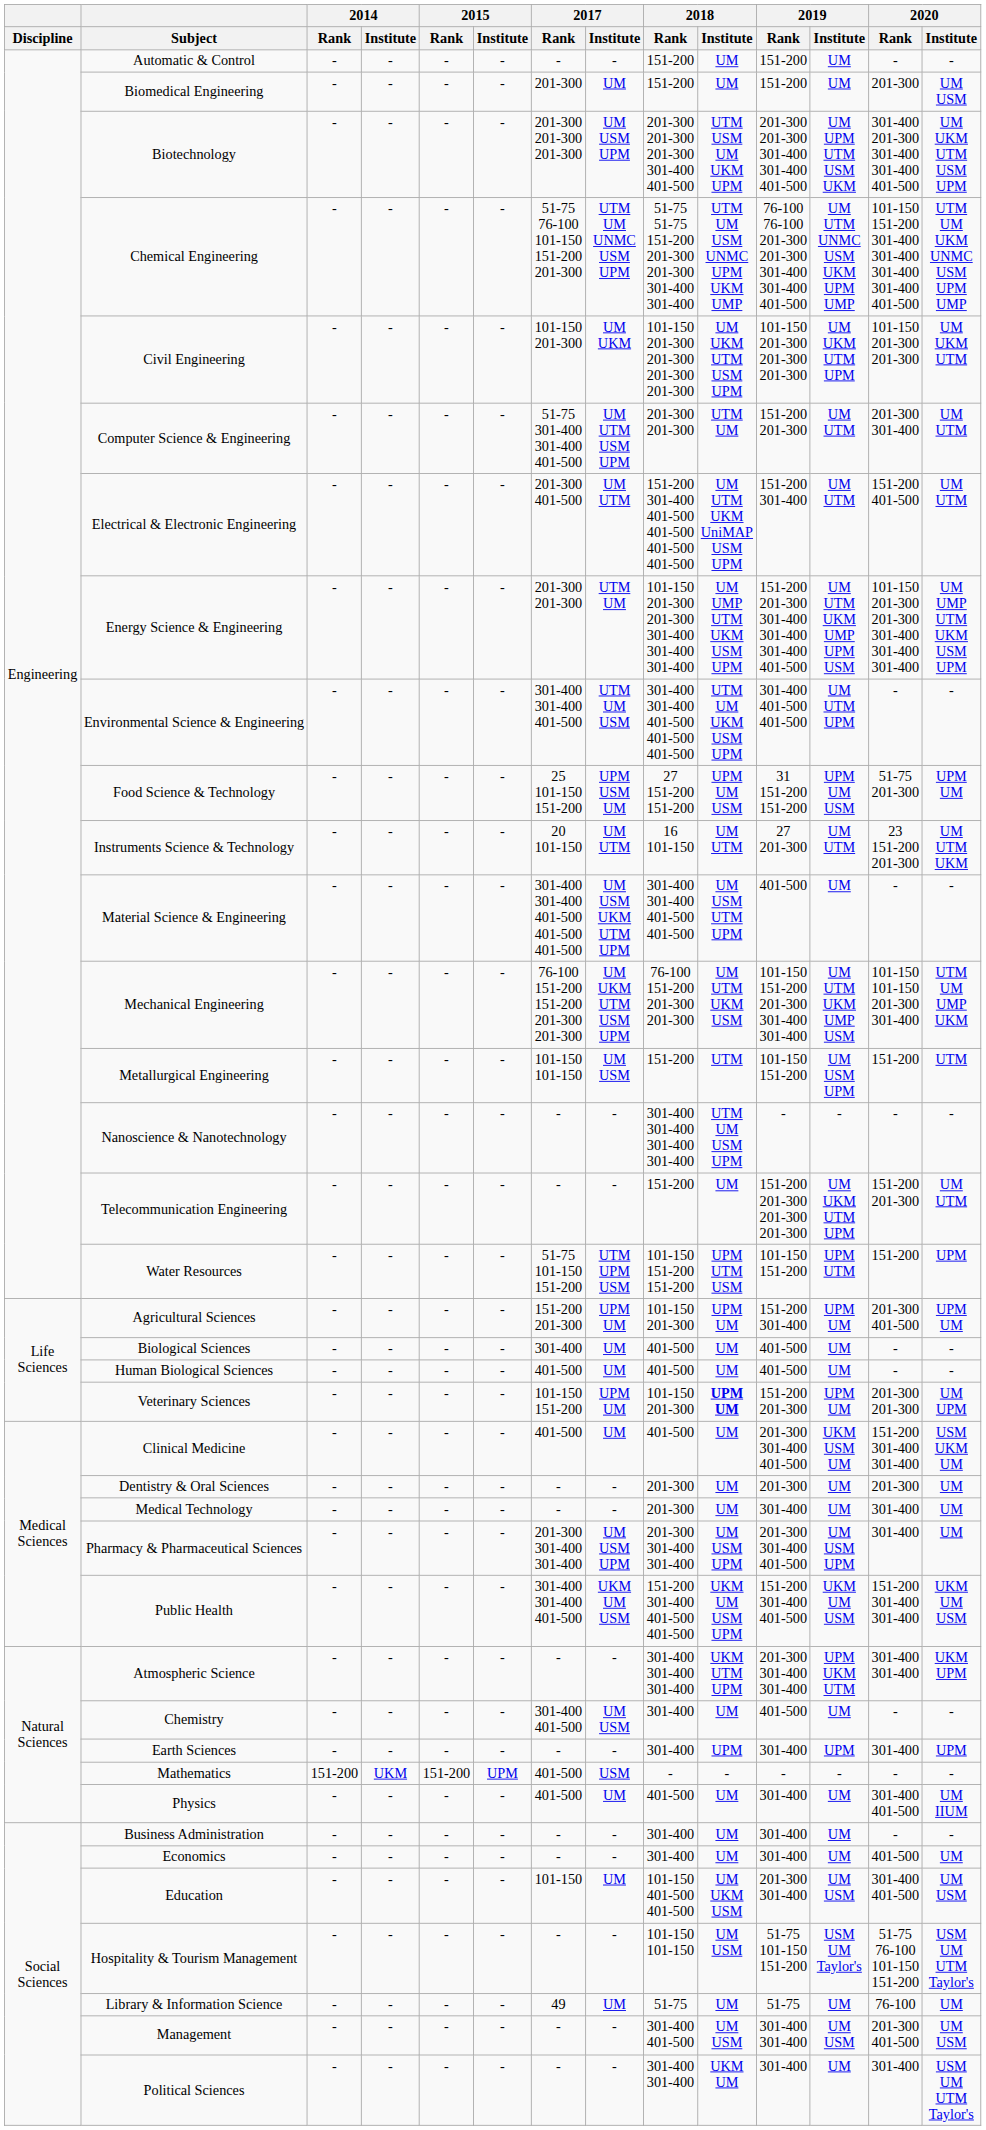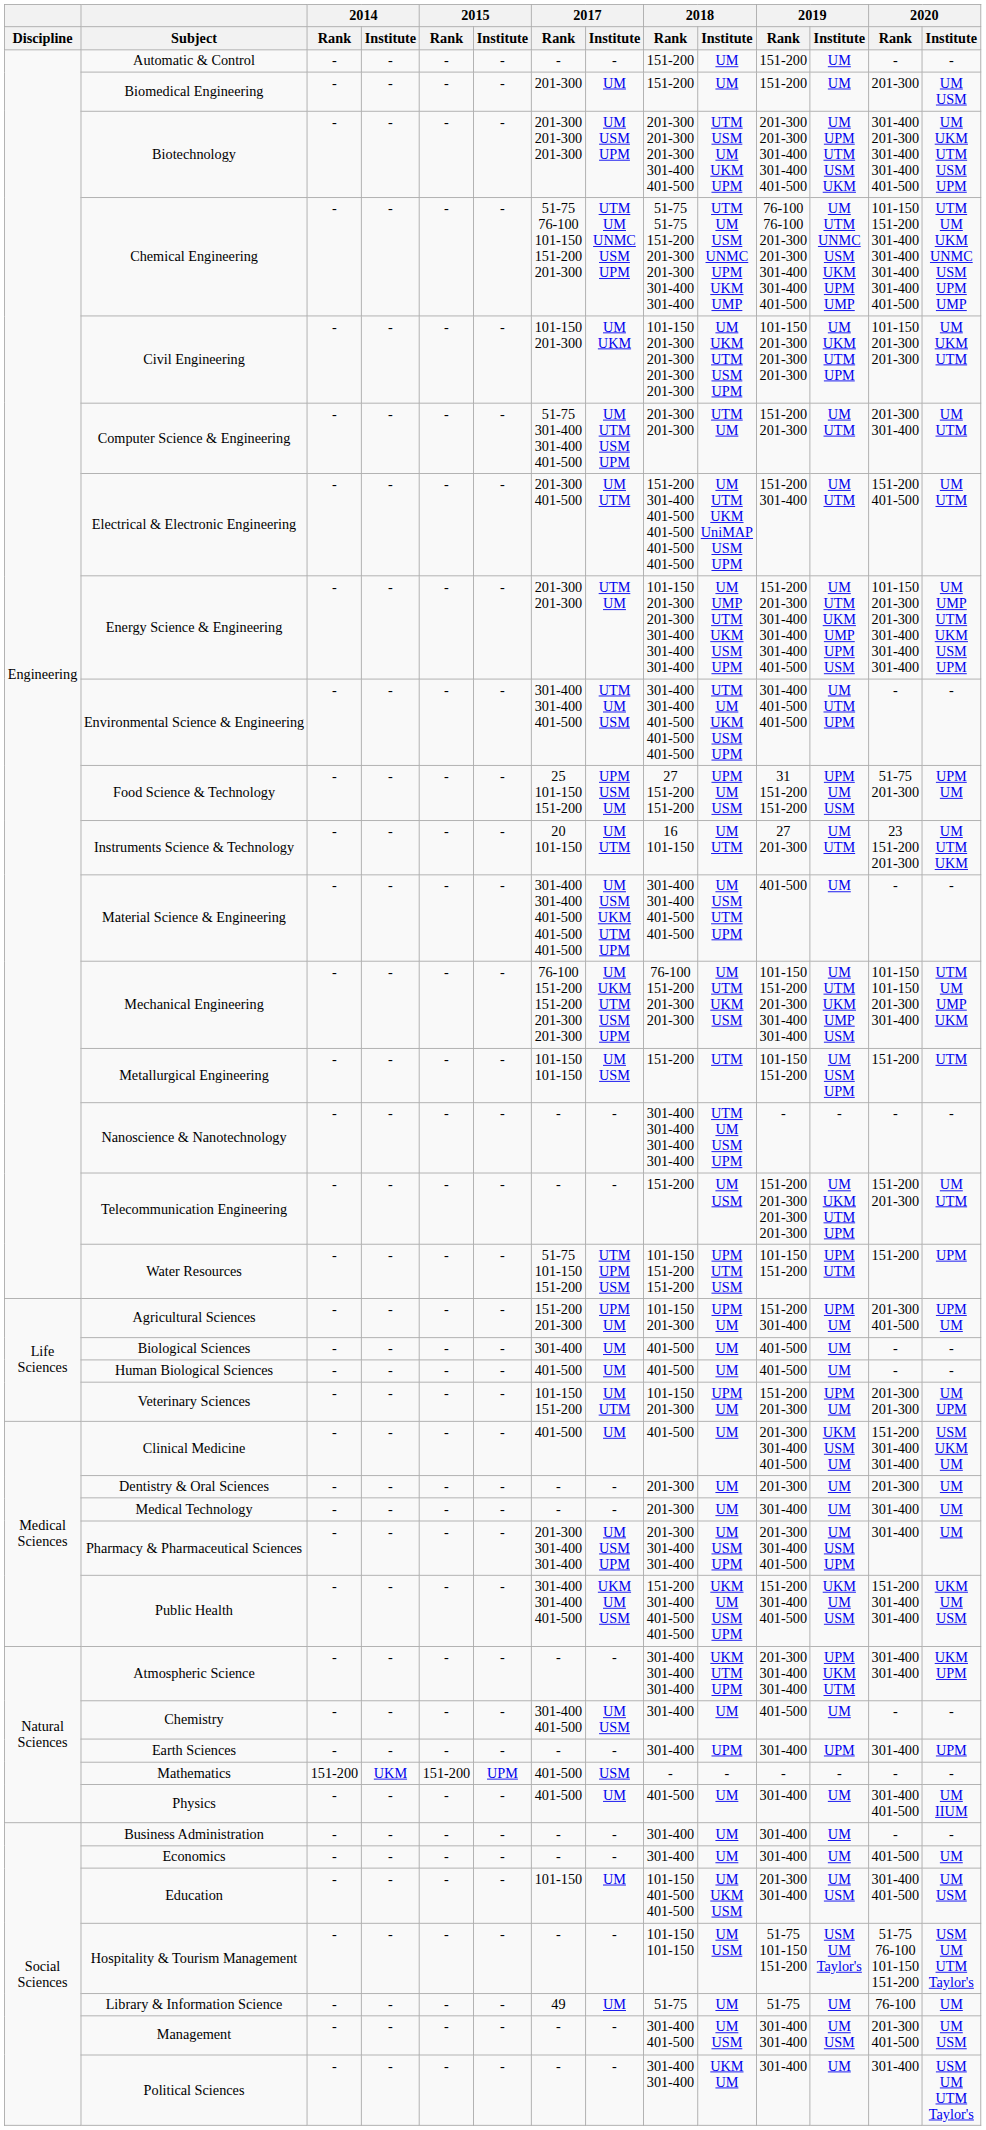(727, 1184) UM -> (727, 1192) UM USM
(614, 1401) UPM UM -> (614, 1401) UM UTM
(727, 1401) bold -> (727, 1401) normal
